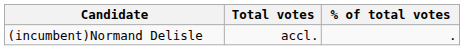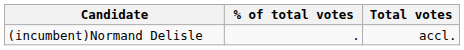columns swapped: (273, 15) <-> (391, 15)
